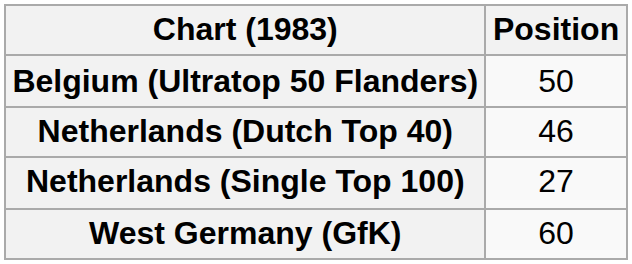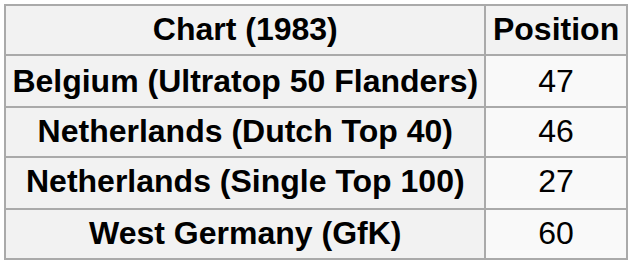(556, 80) 50 -> (556, 80) 47
